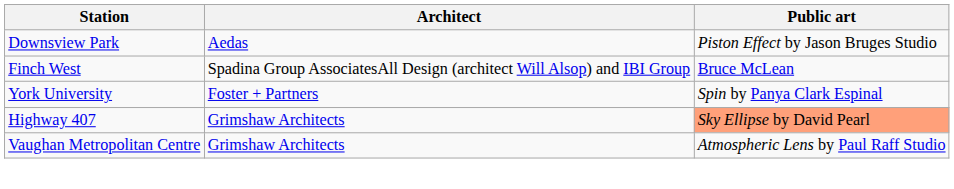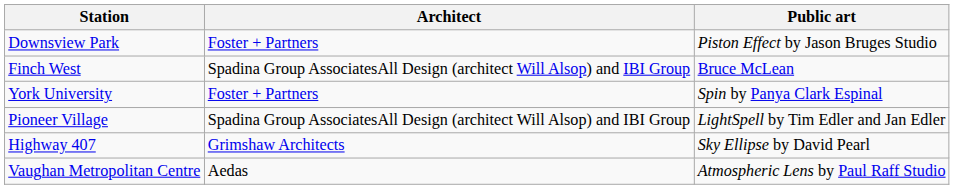(228, 42) Aedas -> (263, 42) Foster + Partners
+ row: (58, 119)
(784, 119) lightsalmon background -> (784, 145) no background
(276, 145) Grimshaw Architects -> (228, 171) Aedas
